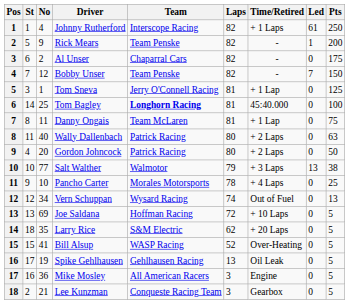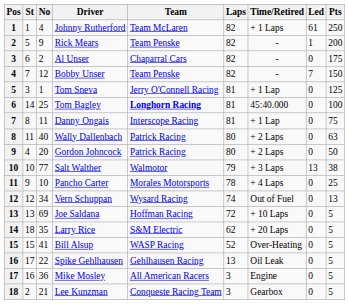(164, 27) Interscope Racing -> (159, 27) Team McLaren
(159, 121) Team McLaren -> (164, 121) Interscope Racing
(44, 261) 19 -> (44, 261) 22
